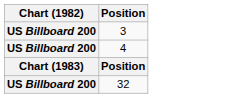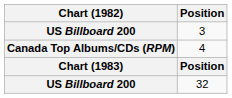(51, 48) US Billboard 200 -> (91, 48) Canada Top Albums/CDs (RPM)
